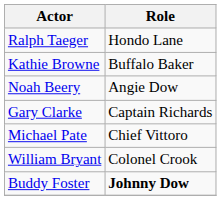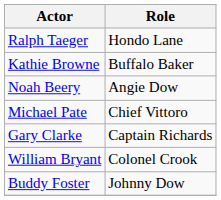rows swapped: (45, 111) <-> (47, 135)
(149, 183) bold -> (146, 183) normal
